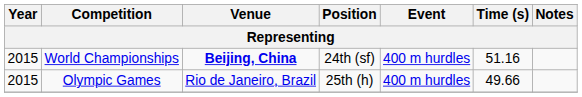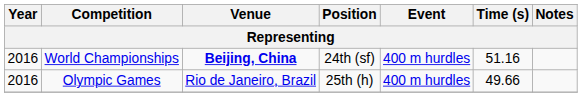(23, 59) 2015 -> (23, 59) 2016
(23, 80) 2015 -> (23, 80) 2016
